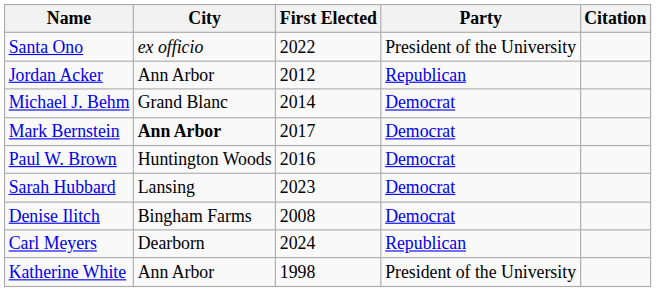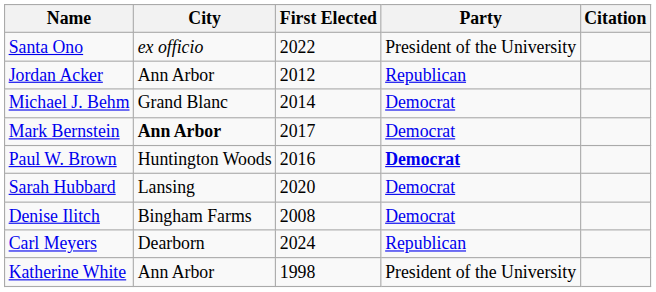(420, 159) normal -> (423, 159) bold
(298, 187) 2023 -> (298, 187) 2020
